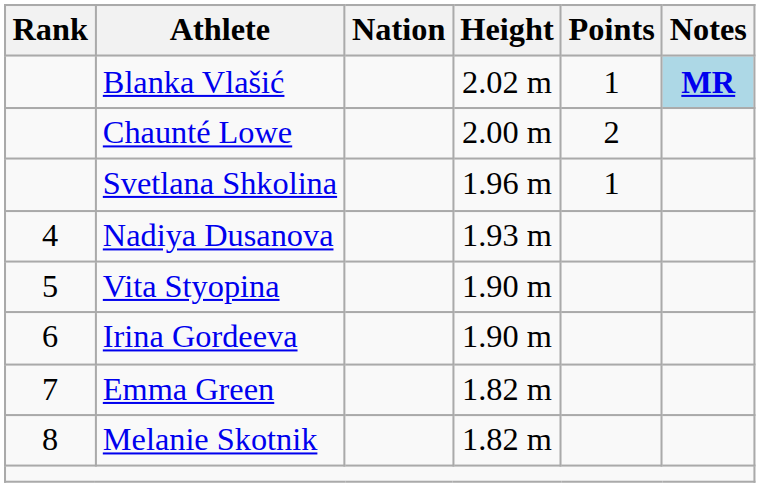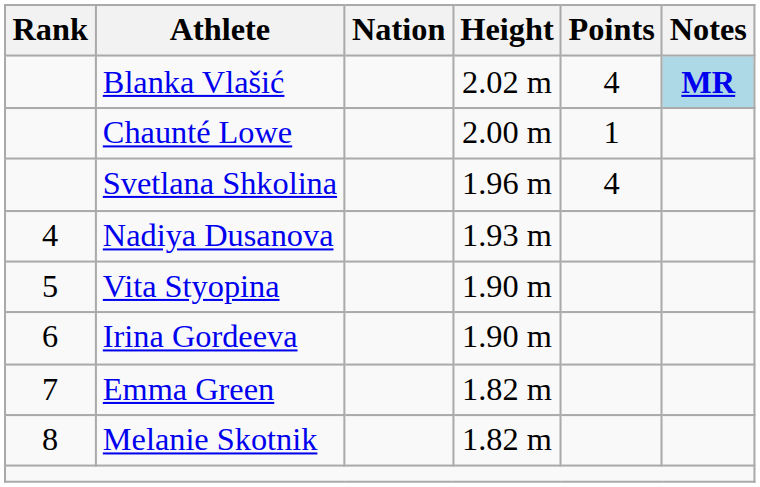(612, 81) 1 -> (612, 81) 4
(612, 132) 2 -> (612, 132) 1
(612, 183) 1 -> (612, 183) 4
